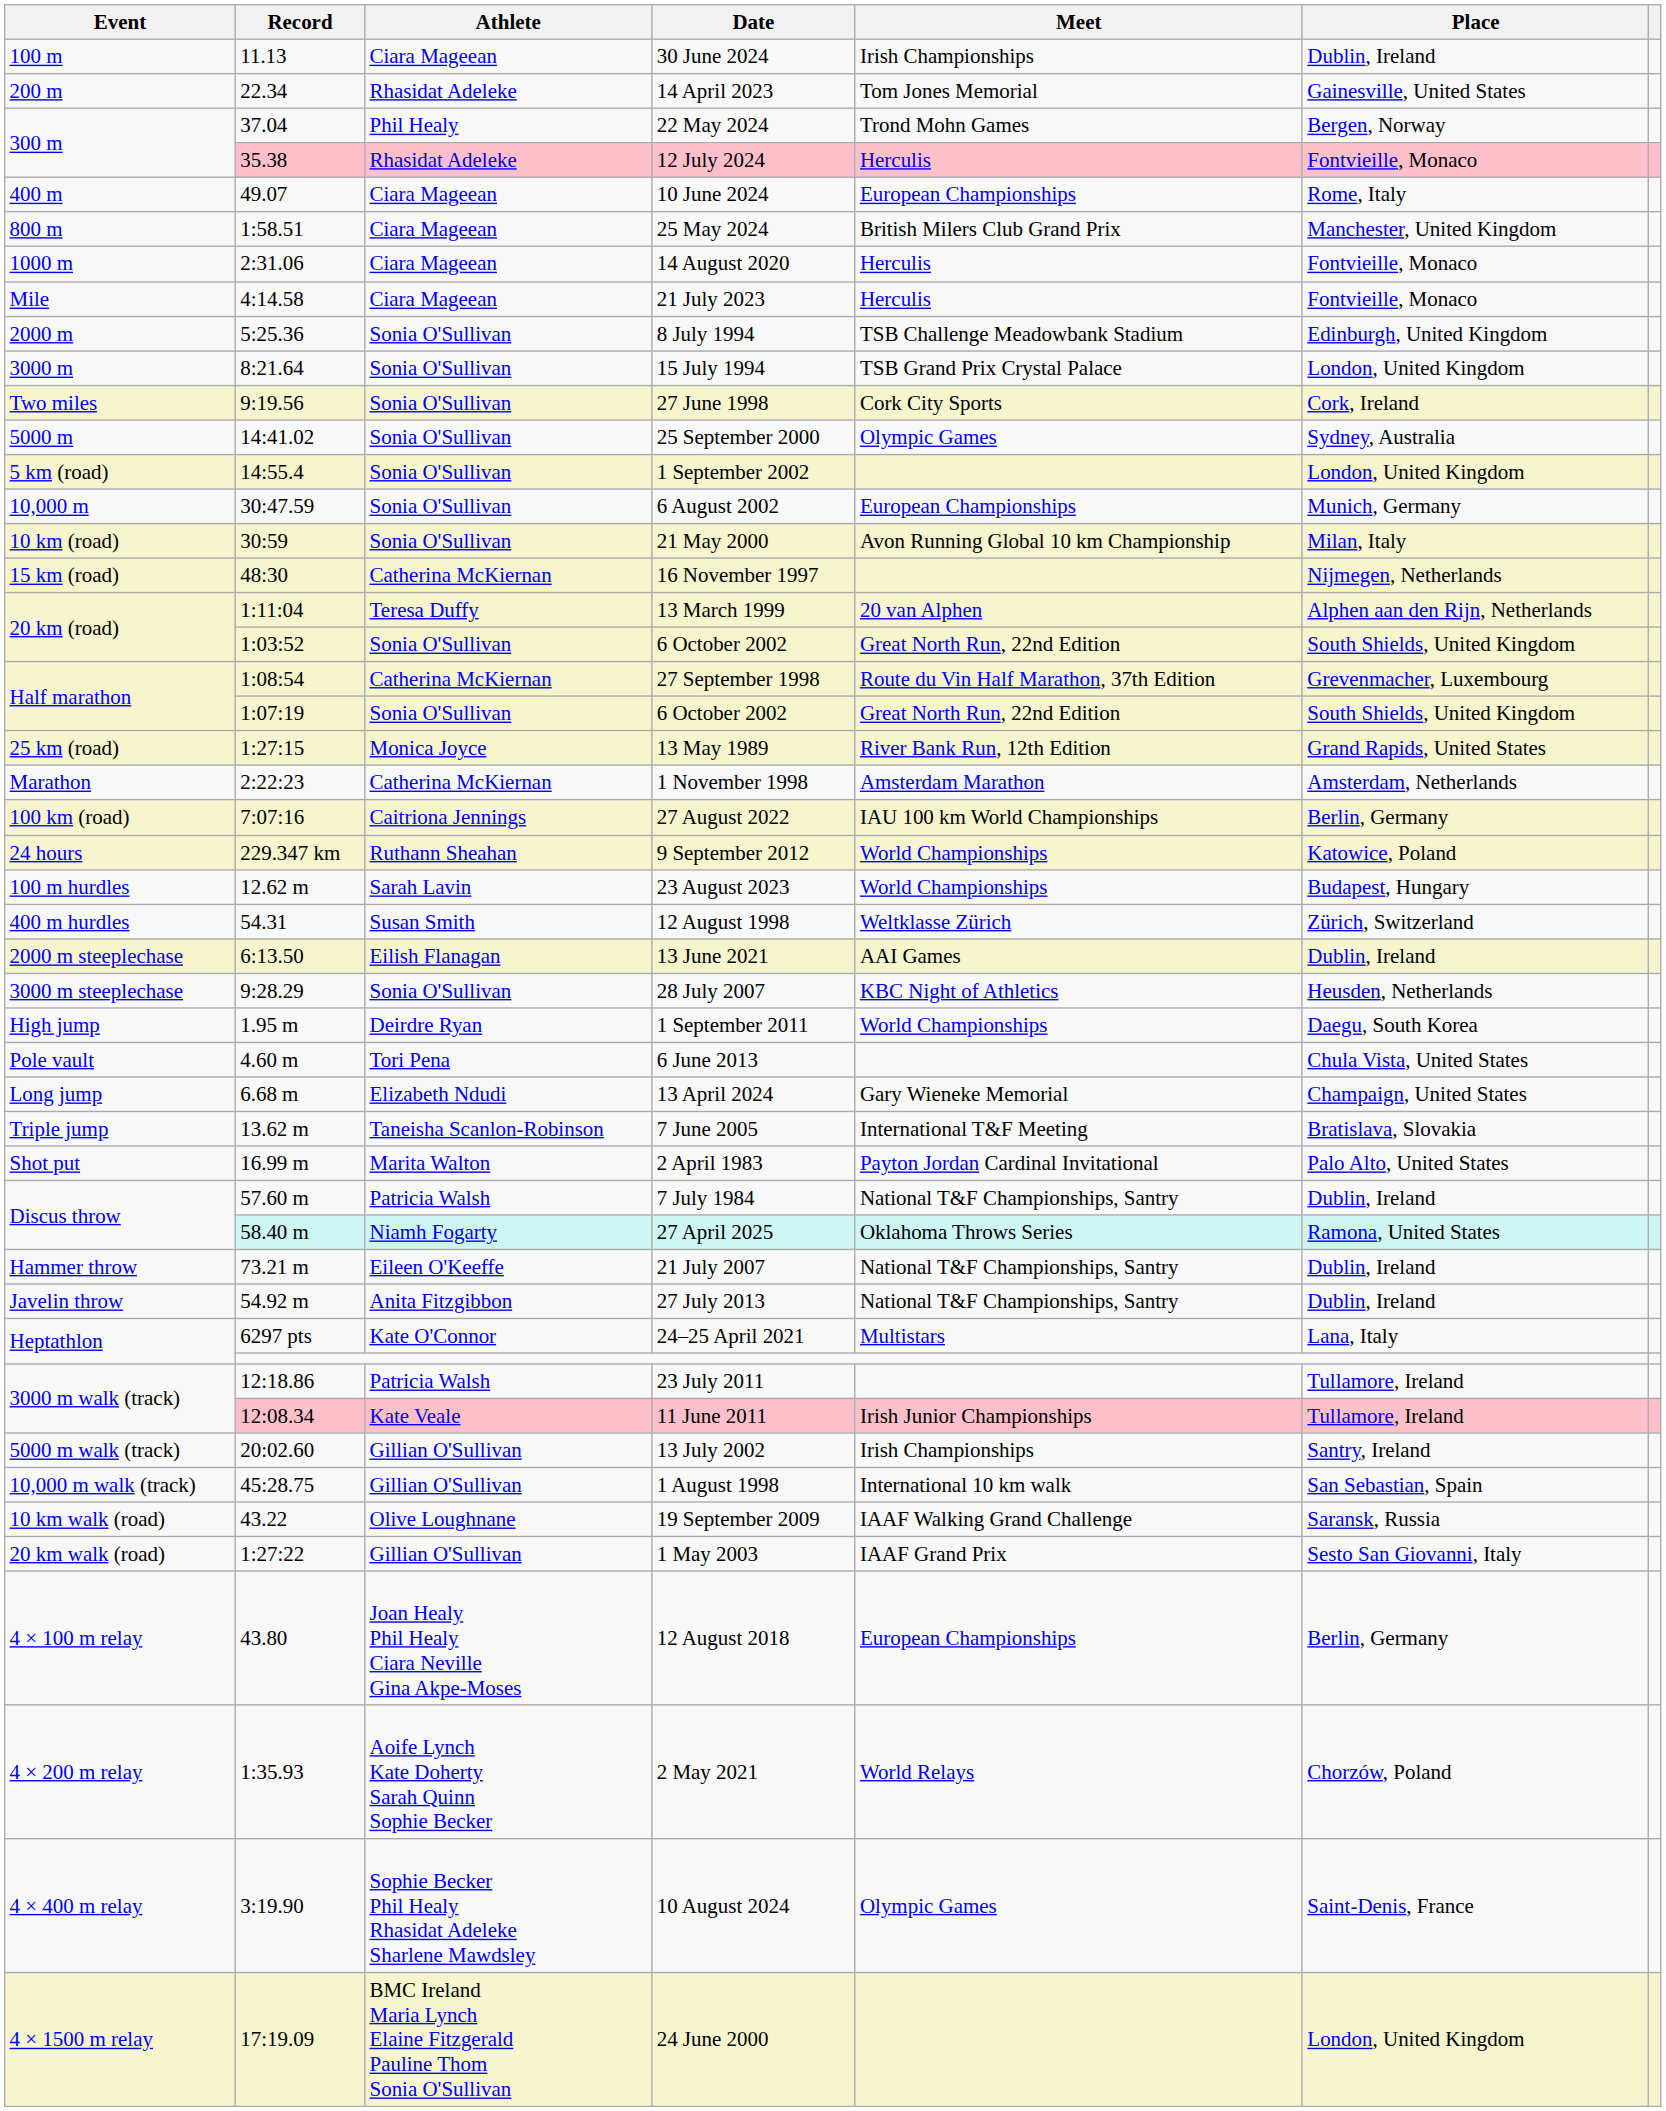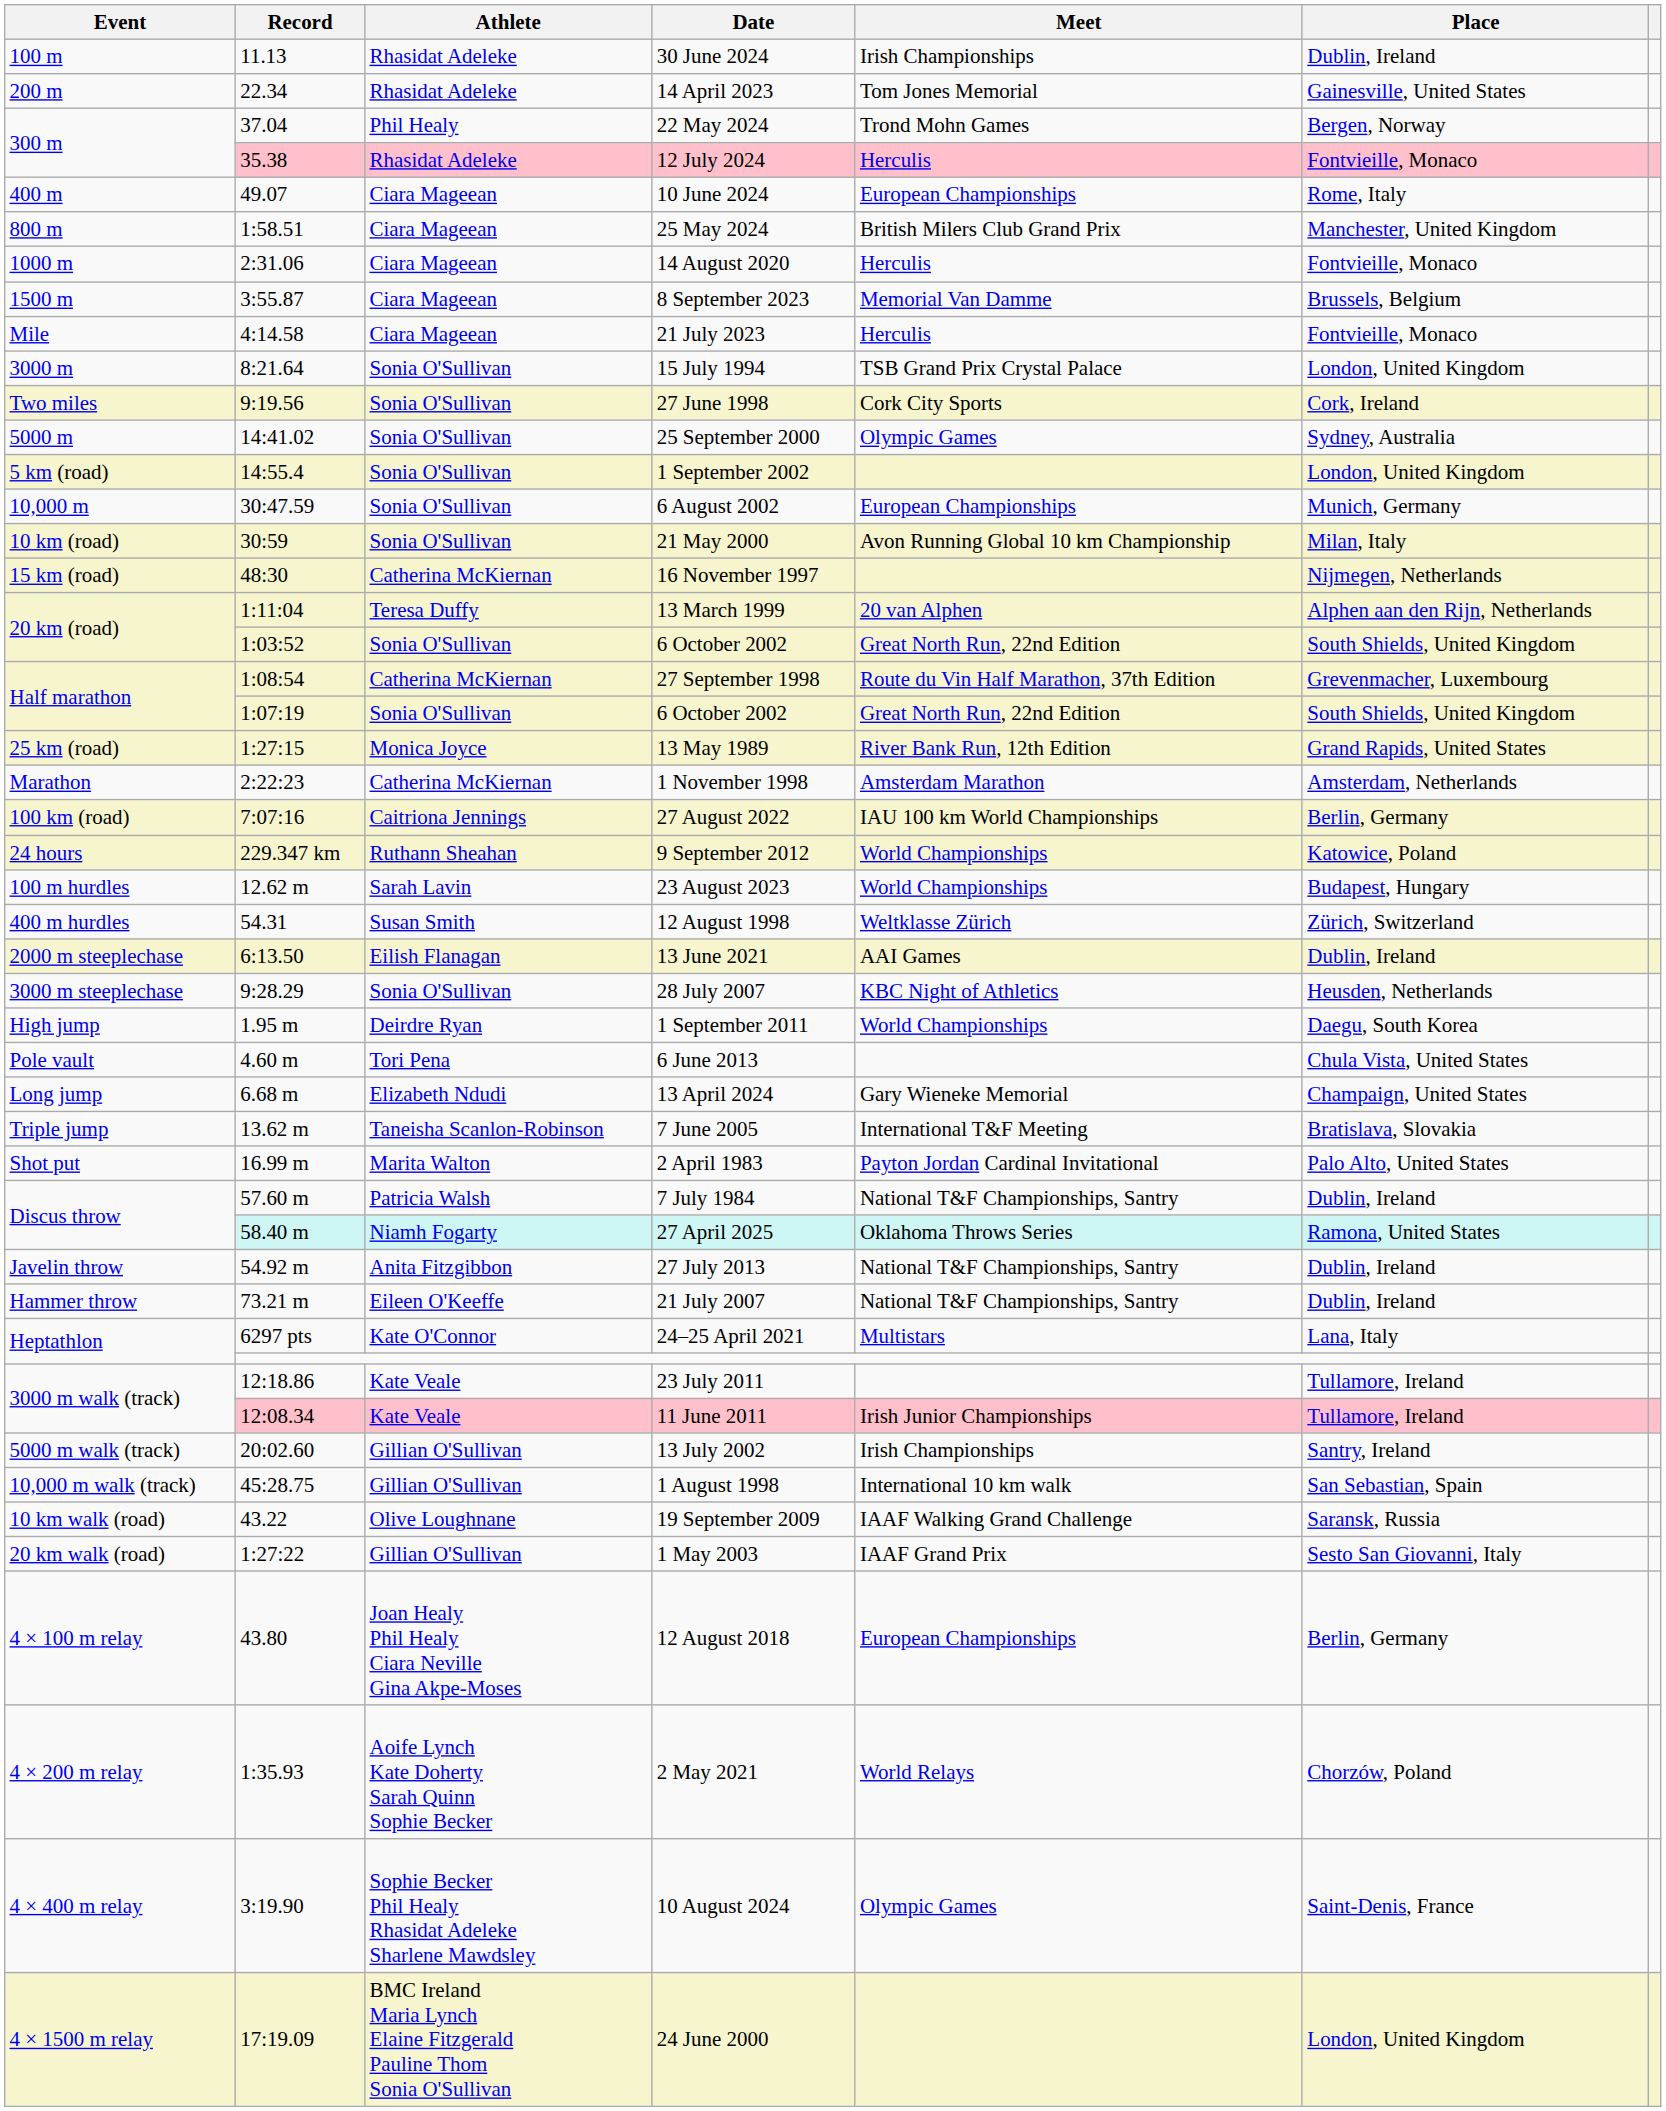(433, 56) Ciara Mageean -> (443, 56) Rhasidat Adeleke
+ row: (272, 298)
- row: (272, 333)
rows swapped: (275, 1267) <-> (275, 1301)
(430, 1380) Patricia Walsh -> (415, 1380) Kate Veale
